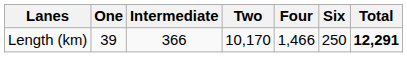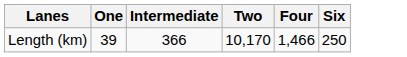- column: (376, 16)
